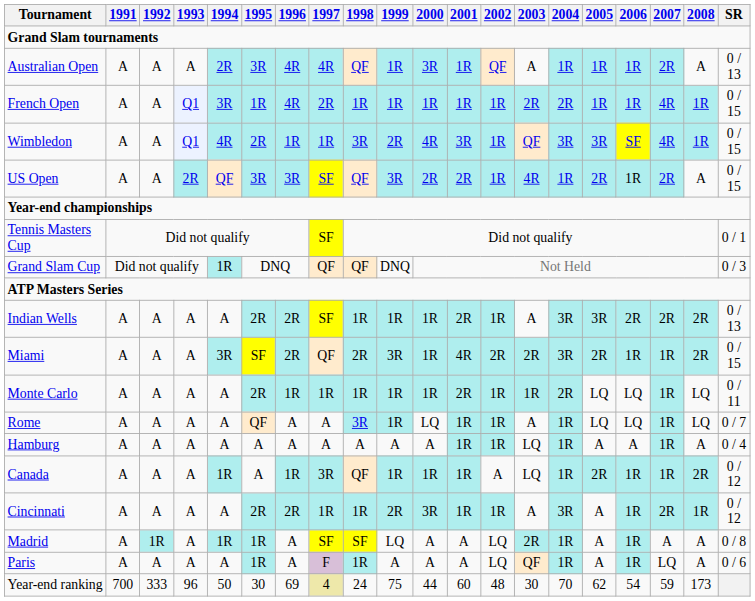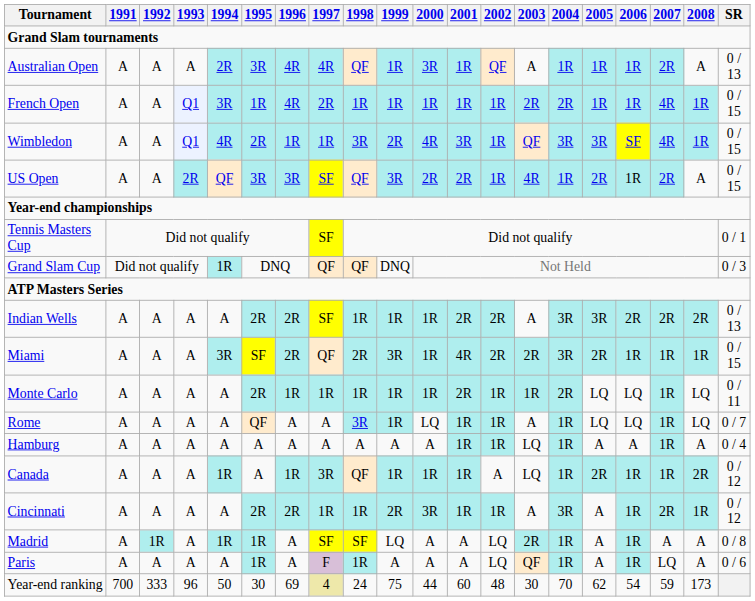(498, 318) 1R -> (498, 318) 2R
(701, 356) 2R -> (701, 356) 1R
